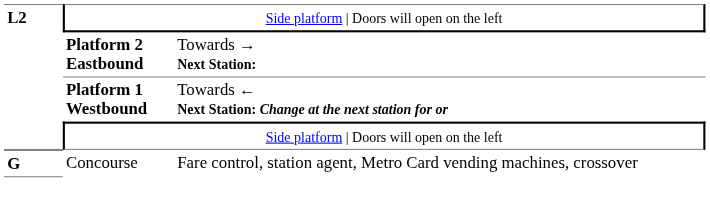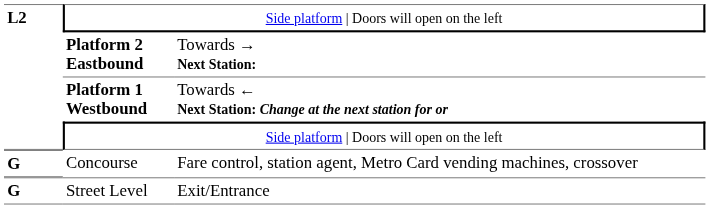+ row: (107, 190)
